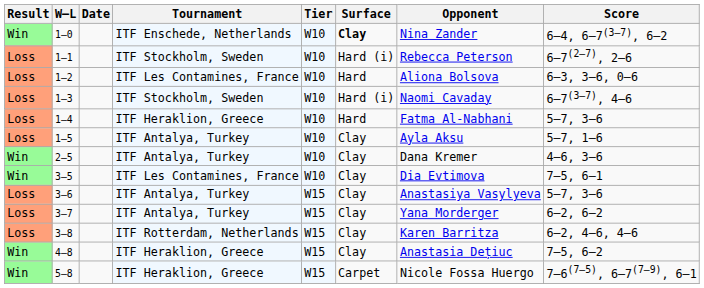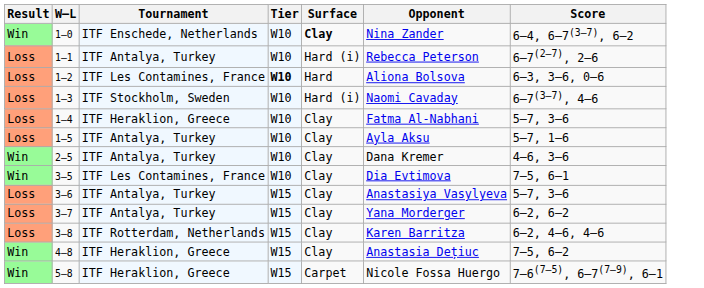- column: (96, 14)
(189, 57) ITF Stockholm, Sweden -> (149, 57) ITF Antalya, Turkey
(315, 77) normal -> (281, 77) bold
(352, 118) Hard -> (318, 118) Clay
